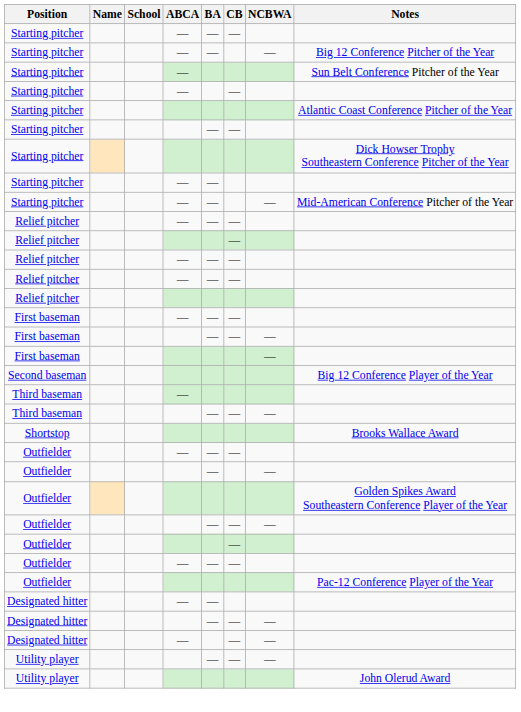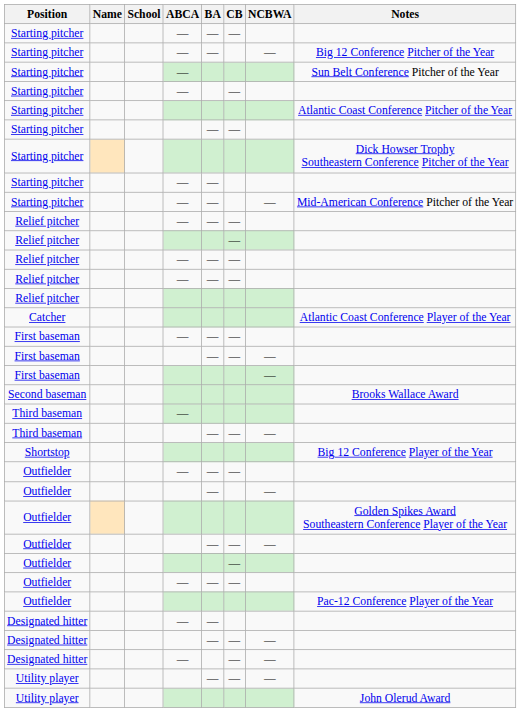+ row: (47, 317)
(405, 375) Big 12 Conference Player of the Year -> (405, 394) Brooks Wallace Award
(405, 433) Brooks Wallace Award -> (405, 452) Big 12 Conference Player of the Year
